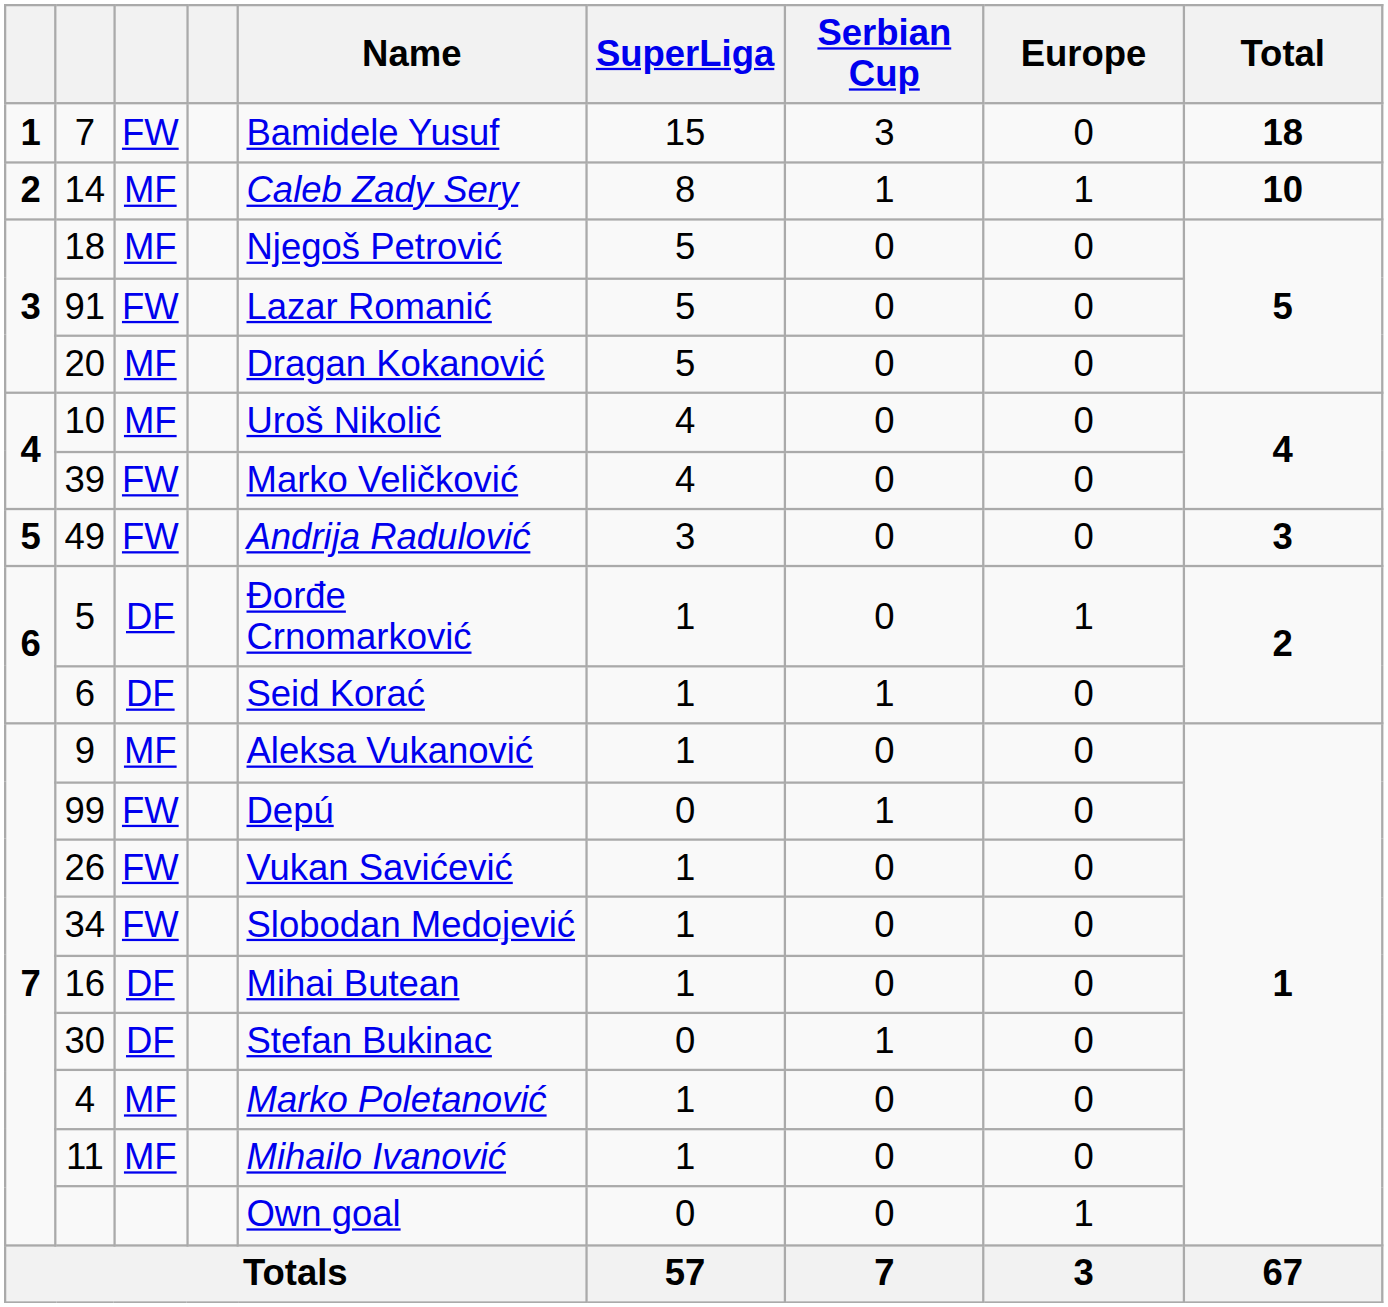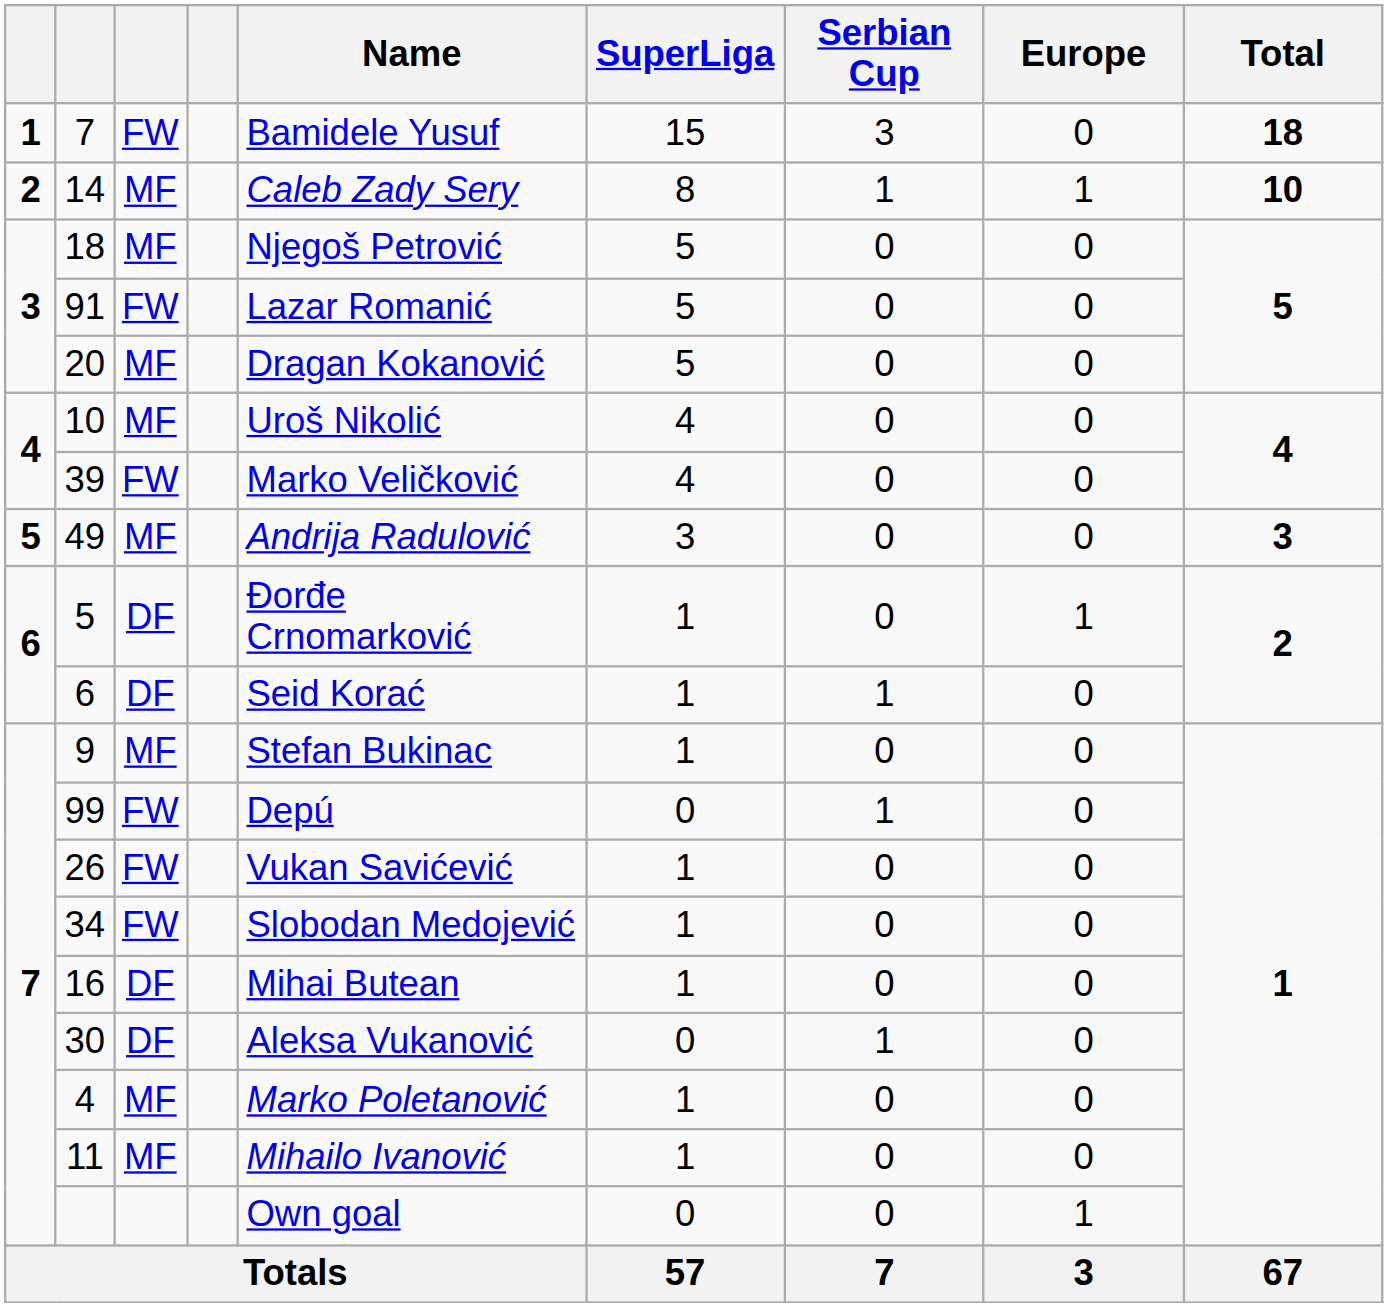(150, 537) FW -> (150, 537) MF
(390, 751) Aleksa Vukanović -> (369, 751) Stefan Bukinac
(369, 1041) Stefan Bukinac -> (390, 1041) Aleksa Vukanović
